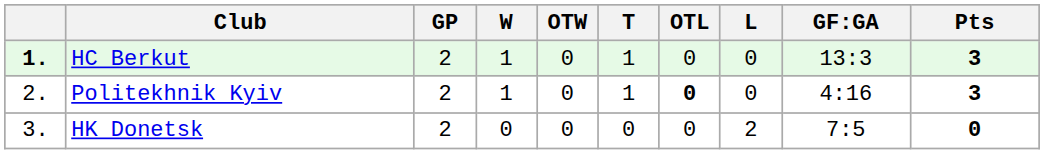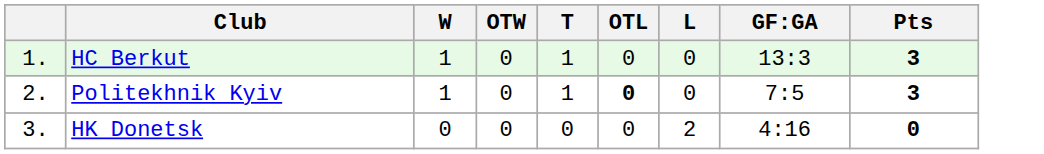- column: (445, 23)
(35, 59) bold -> (35, 59) normal
(846, 94) 4:16 -> (785, 94) 7:5
(846, 130) 7:5 -> (785, 130) 4:16
